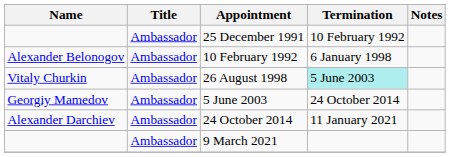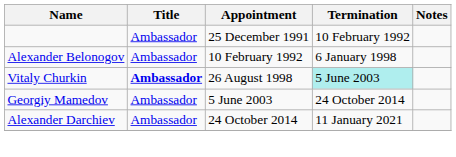(164, 78) normal -> (166, 78) bold
- row: (240, 141)
